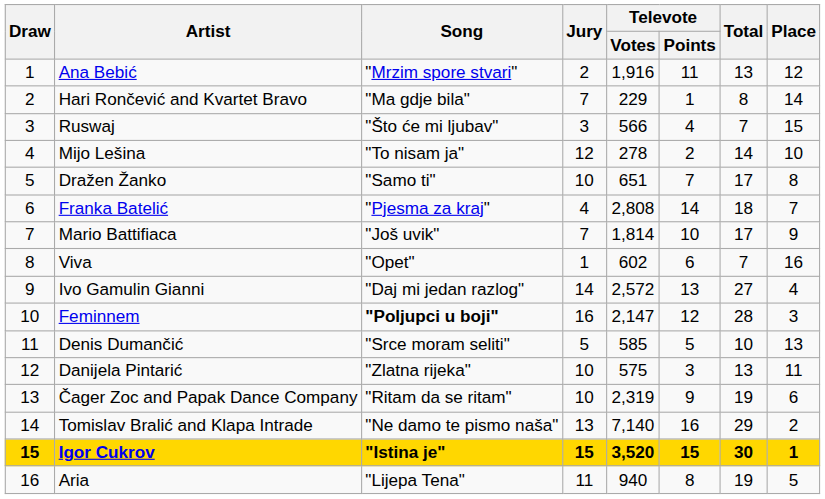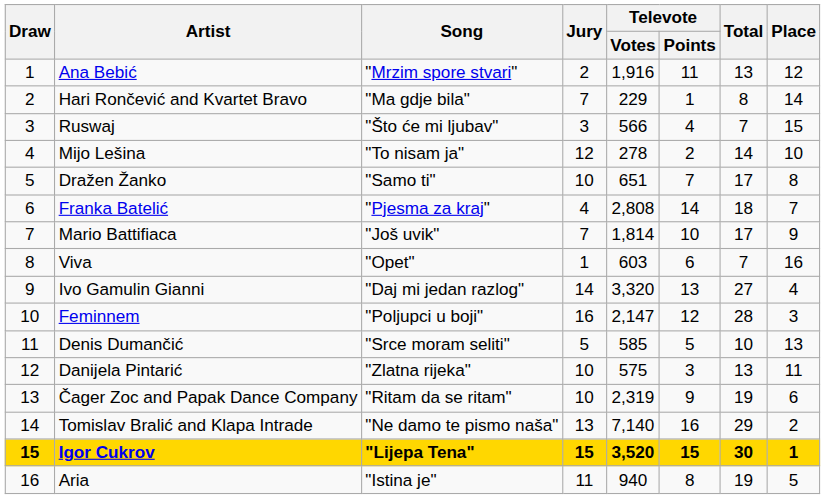(633, 262) 602 -> (633, 262) 603
(633, 289) 2,572 -> (633, 289) 3,320
(432, 316) bold -> (424, 316) normal
(405, 452) "Istina je" -> (420, 452) "Lijepa Tena"
(415, 479) "Lijepa Tena" -> (401, 479) "Istina je"
